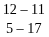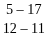rows swapped: (24, 28) <-> (24, 9)
